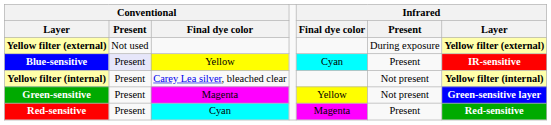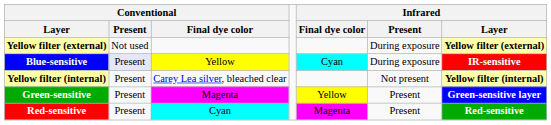(405, 62) Present -> (405, 62) During exposure
(405, 95) Not present -> (405, 95) Present
